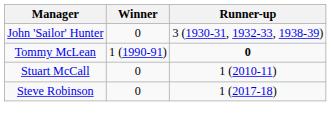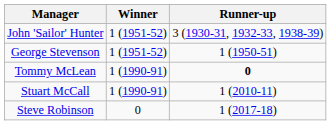(138, 33) 0 -> (138, 33) 1 (1951-52)
+ row: (55, 52)
(138, 71) 0 -> (138, 91) 1 (1990-91)
